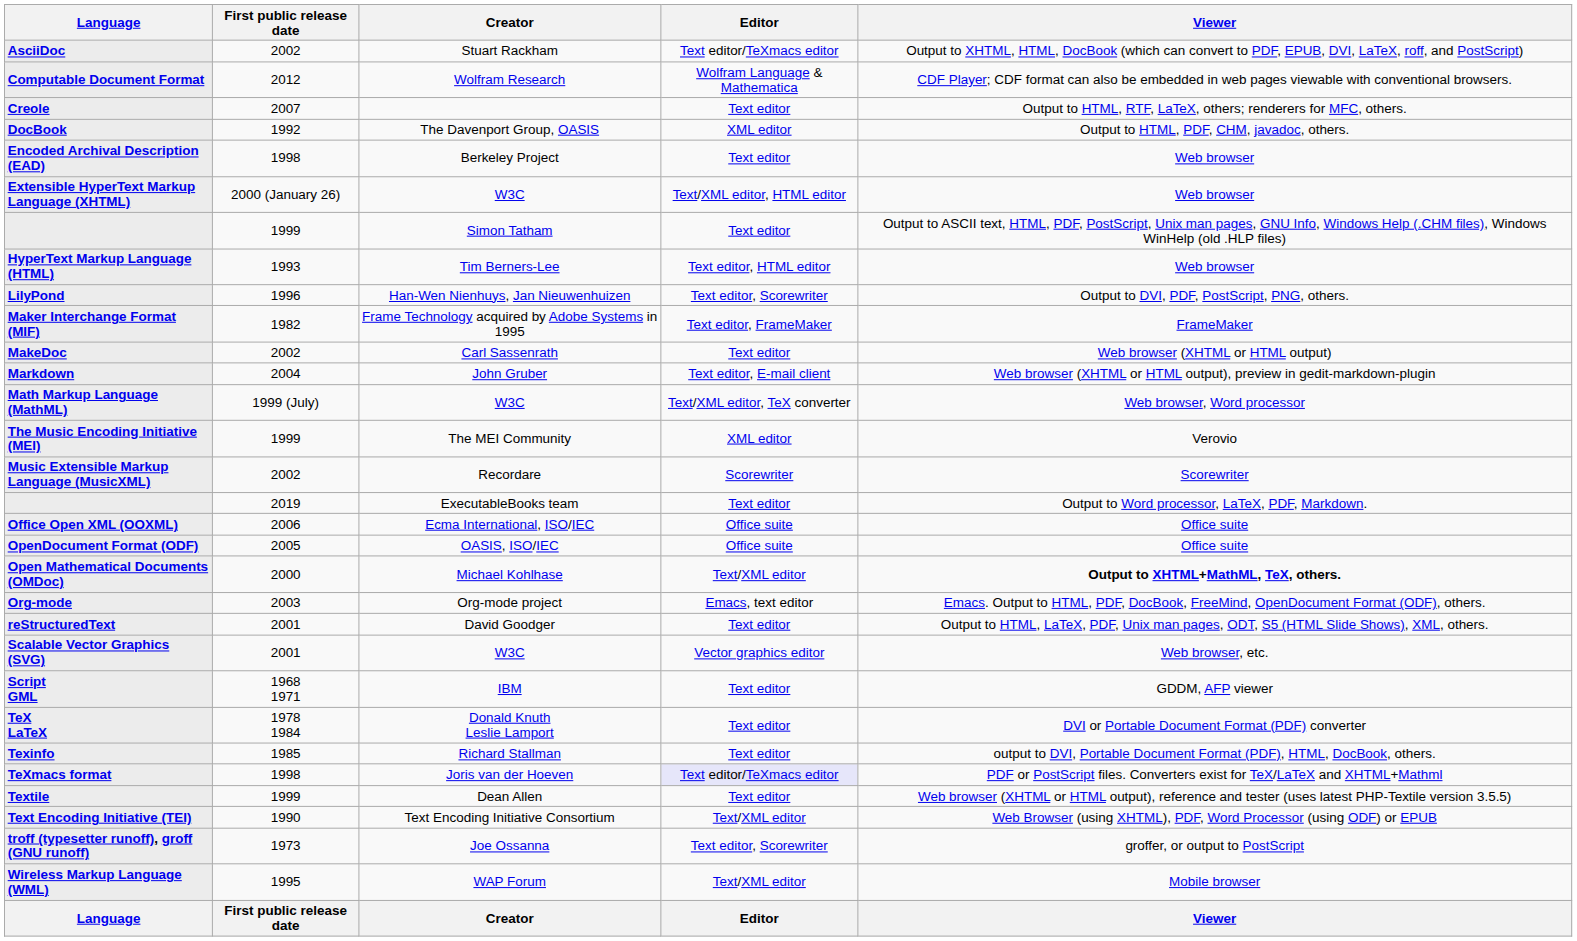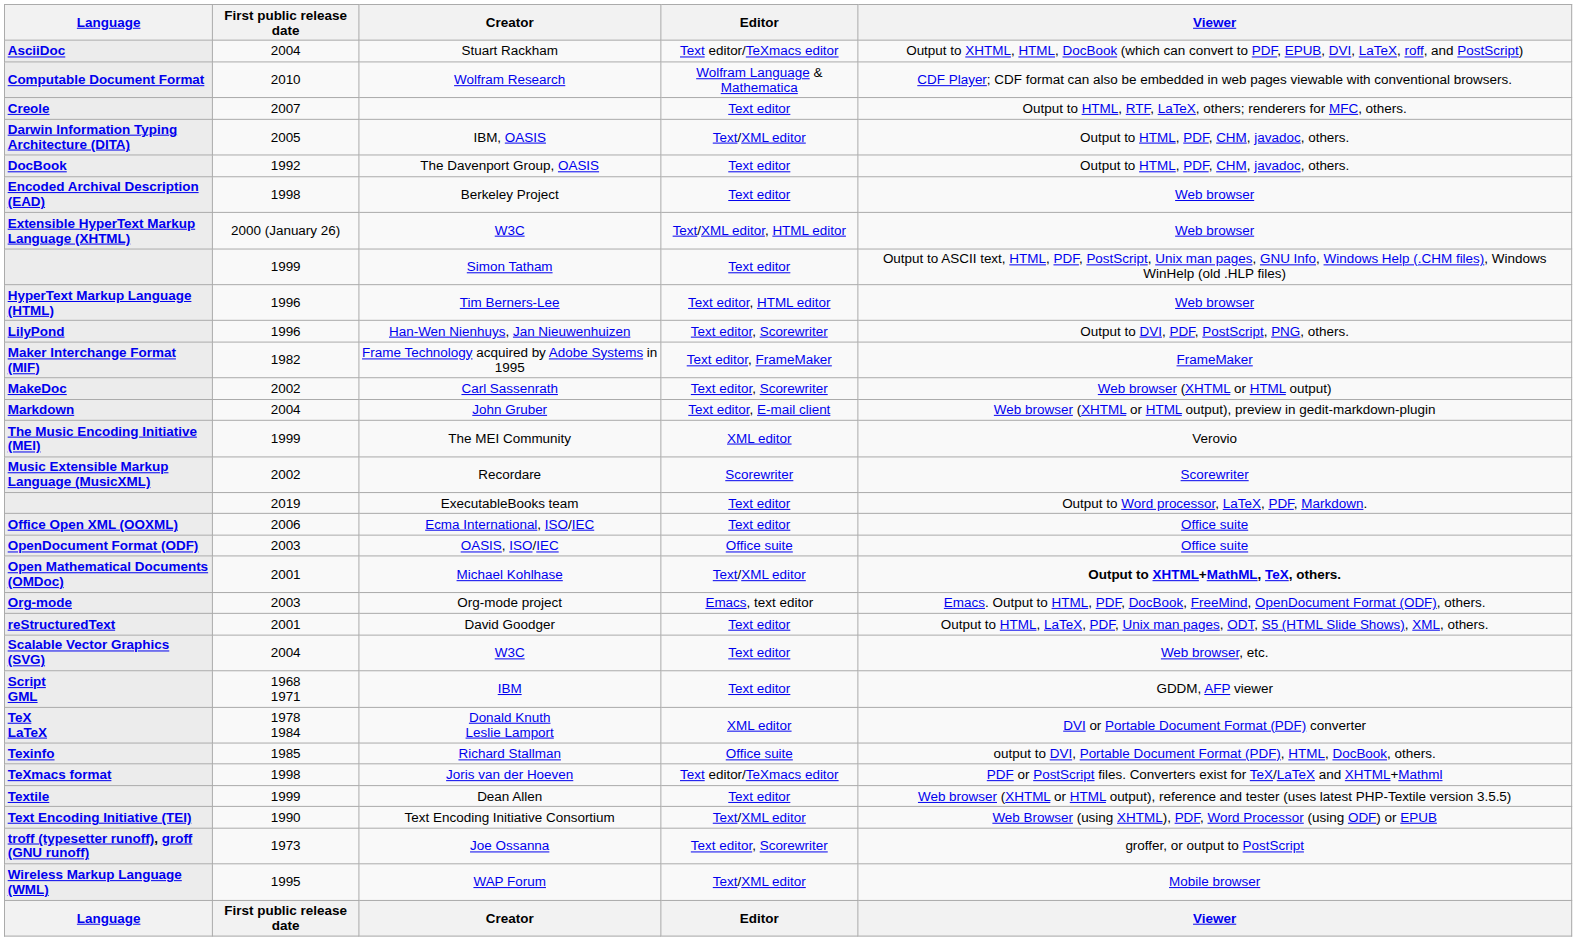(286, 51) 2002 -> (286, 51) 2004
(286, 79) 2012 -> (286, 79) 2010
+ row: (92, 137)
(759, 129) XML editor -> (759, 165) Text editor
(286, 266) 1993 -> (286, 302) 1996
(759, 352) Text editor -> (759, 388) Text editor, Scorewriter
- row: (83, 402)
(759, 524) Office suite -> (759, 524) Text editor
(286, 545) 2005 -> (286, 545) 2003
(286, 574) 2000 -> (286, 574) 2001
(286, 652) 2001 -> (286, 652) 2004
(759, 652) Vector graphics editor -> (759, 652) Text editor
(759, 725) Text editor -> (759, 725) XML editor
(759, 753) Text editor -> (759, 753) Office suite
(759, 774) lavender background -> (759, 774) no background
